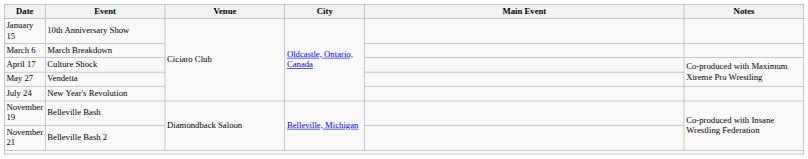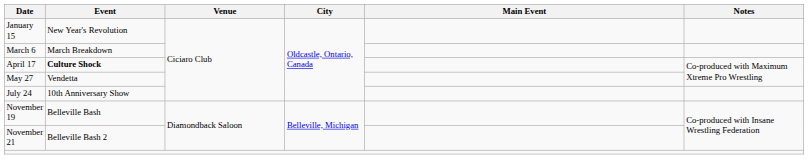(88, 30) 10th Anniversary Show -> (87, 30) New Year's Revolution
(72, 64) normal -> (74, 64) bold
(87, 93) New Year's Revolution -> (88, 93) 10th Anniversary Show
